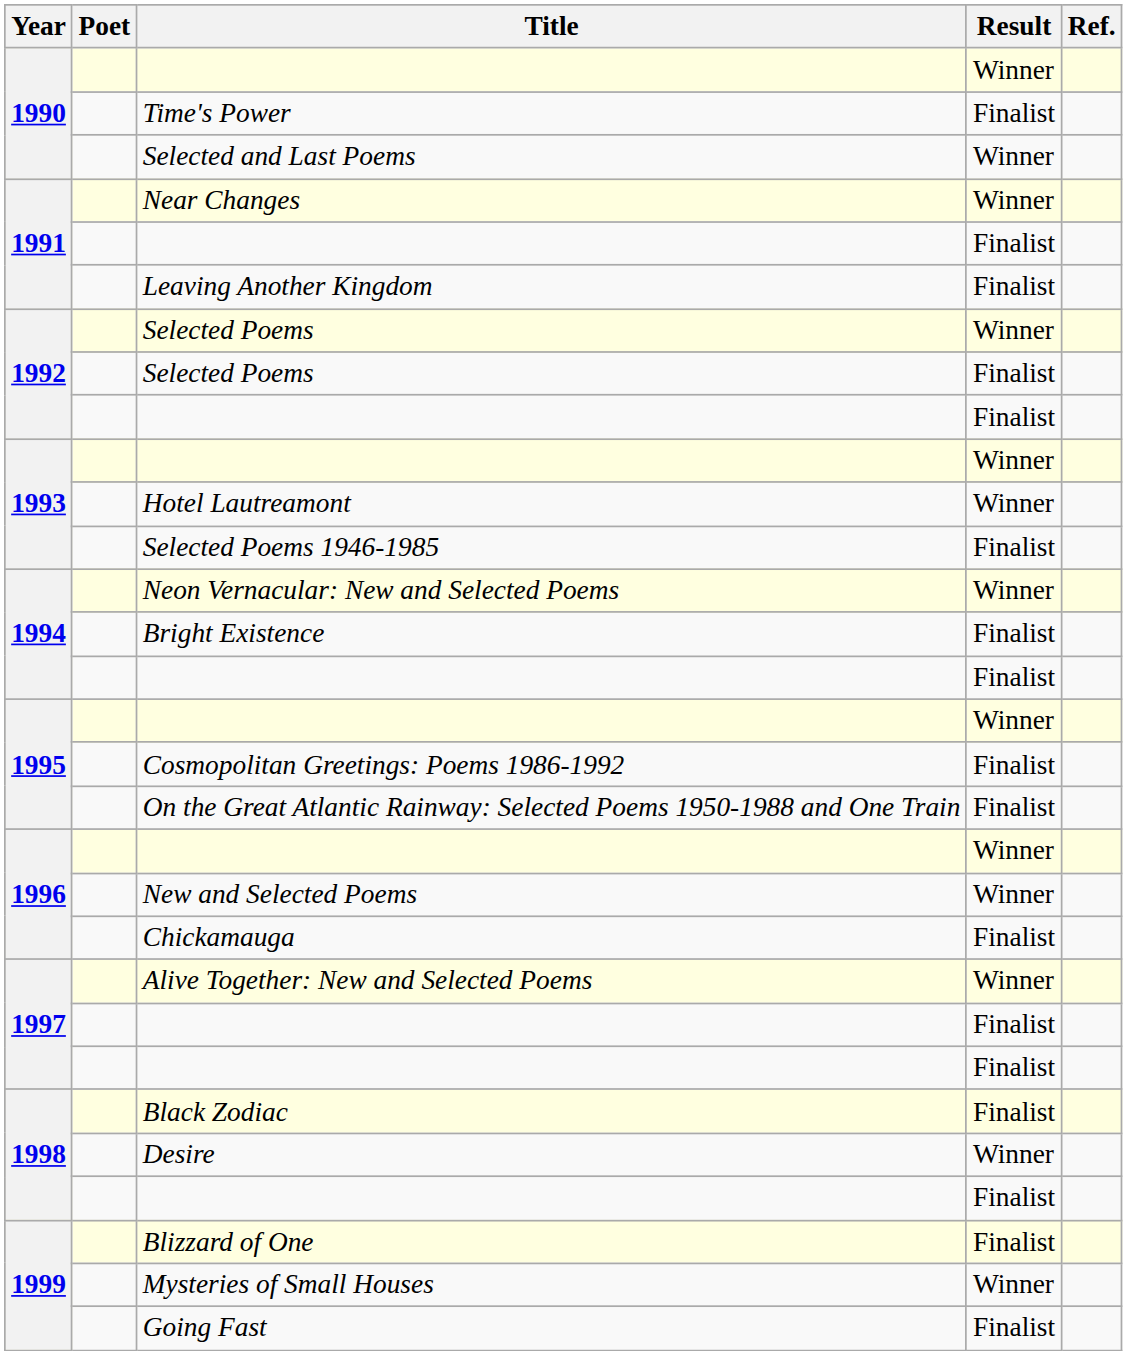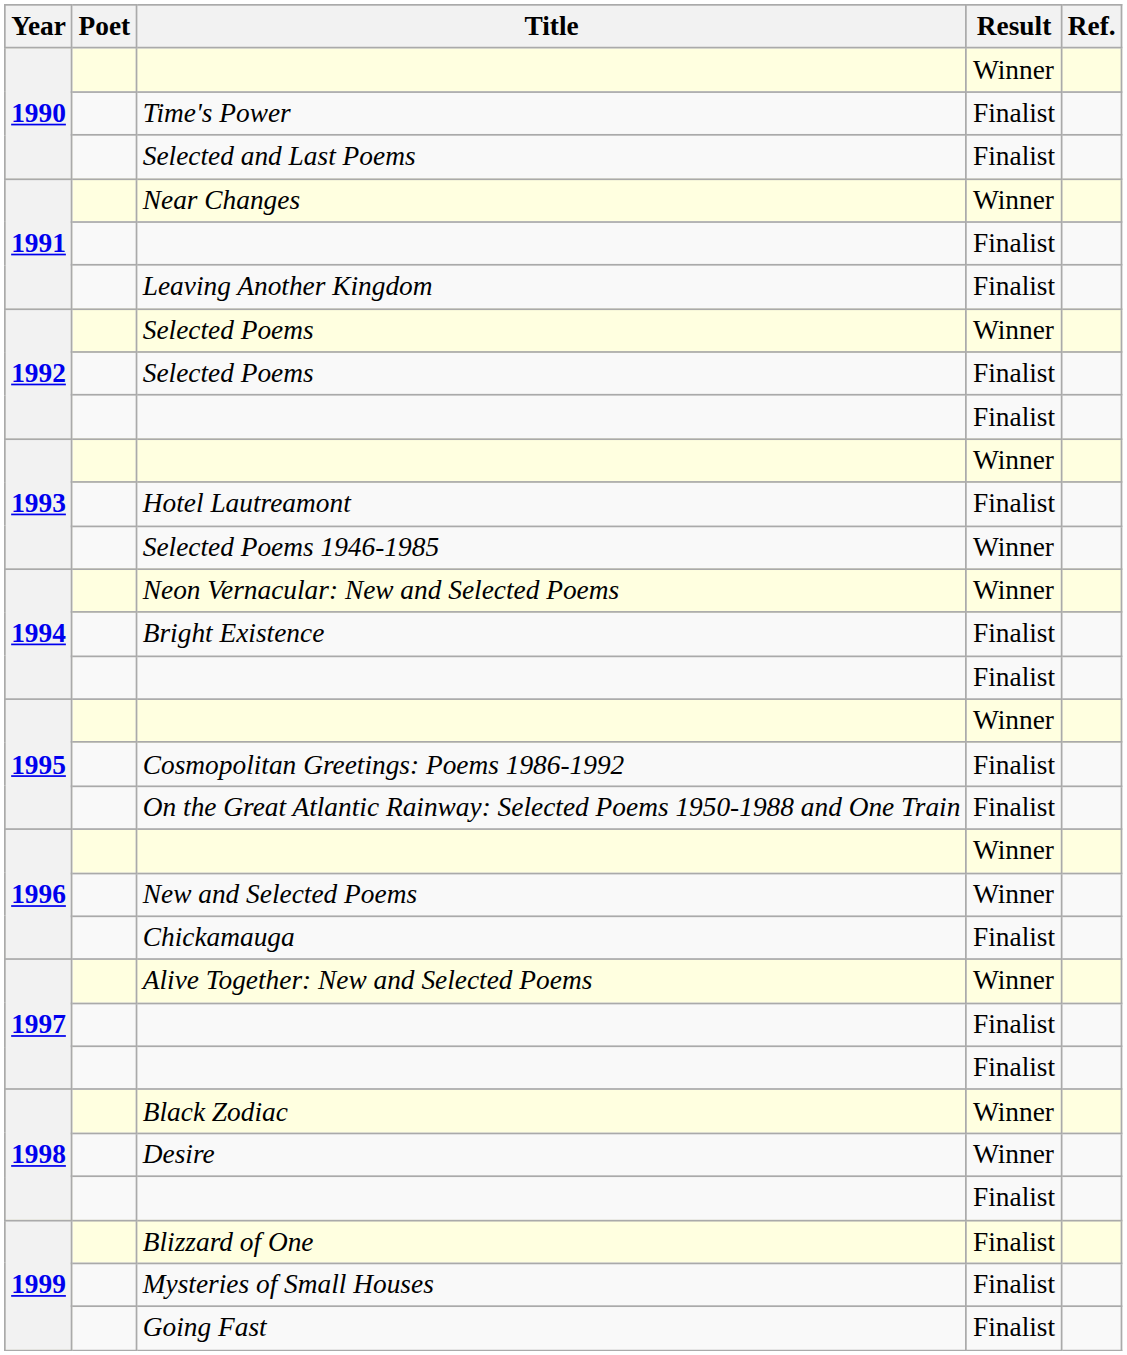(1013, 156) Winner -> (1014, 156) Finalist
(1013, 503) Winner -> (1014, 503) Finalist
(1014, 546) Finalist -> (1013, 546) Winner
(1014, 1110) Finalist -> (1013, 1110) Winner
(1013, 1284) Winner -> (1014, 1284) Finalist
